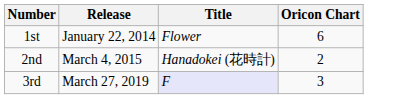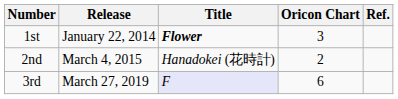+ column: (378, 15)
(181, 36) normal -> (182, 36) bold
(320, 36) 6 -> (320, 36) 3
(320, 82) 3 -> (320, 82) 6
